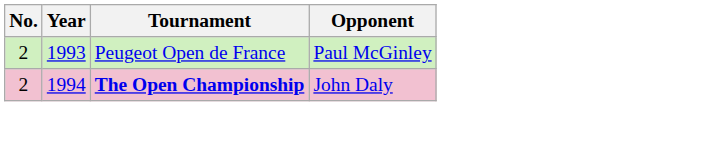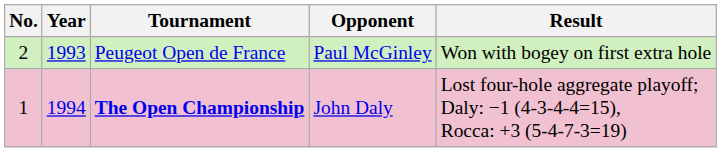+ column: (576, 20)
(23, 84) 2 -> (23, 107) 1
